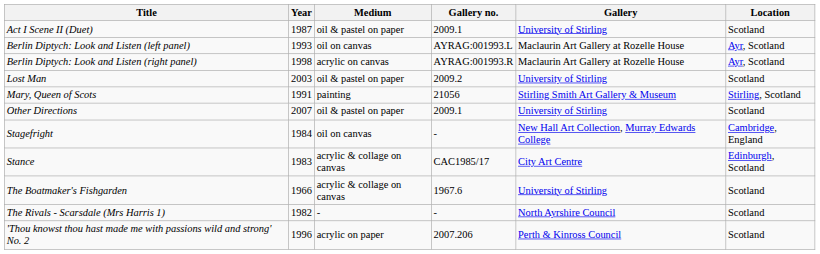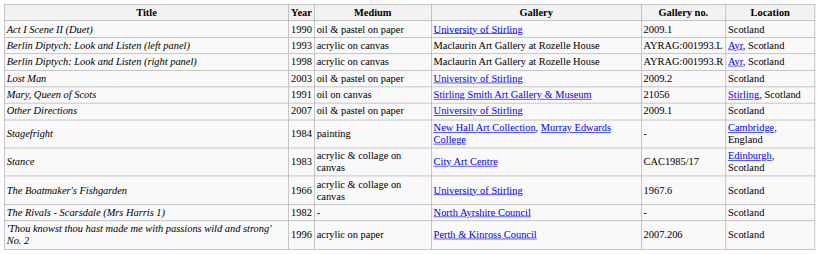columns swapped: (473, 12) <-> (621, 12)
(301, 29) 1987 -> (301, 29) 1990
(344, 45) oil on canvas -> (353, 45) acrylic on canvas
(334, 95) painting -> (344, 95) oil on canvas
(344, 134) oil on canvas -> (334, 134) painting
